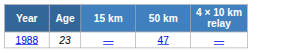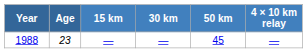+ column: (163, 18)
(163, 40) 47 -> (218, 40) 45
